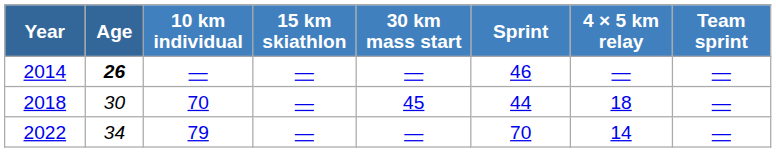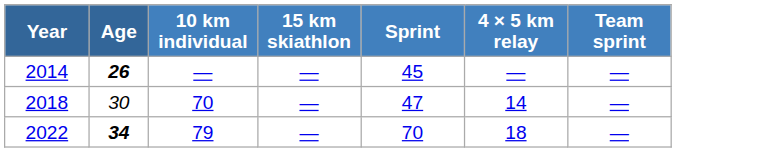- column: (414, 31)
(521, 72) 46 -> (413, 72) 45
(521, 102) 44 -> (413, 102) 47
(621, 102) 18 -> (516, 102) 14
(114, 132) normal -> (119, 132) bold
(621, 132) 14 -> (516, 132) 18
